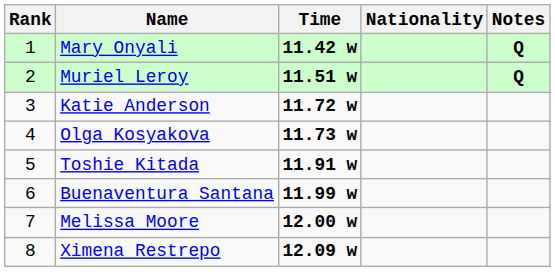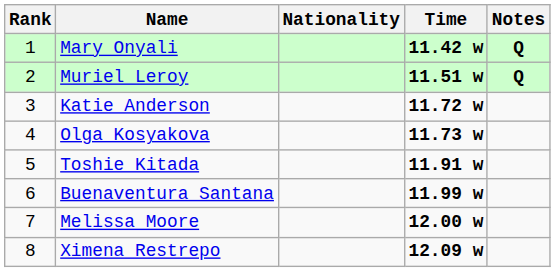columns swapped: (425, 19) <-> (320, 19)
